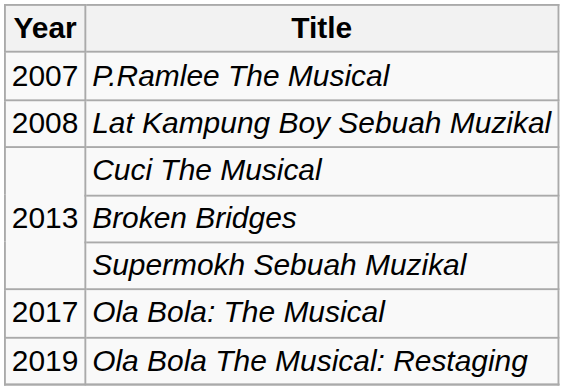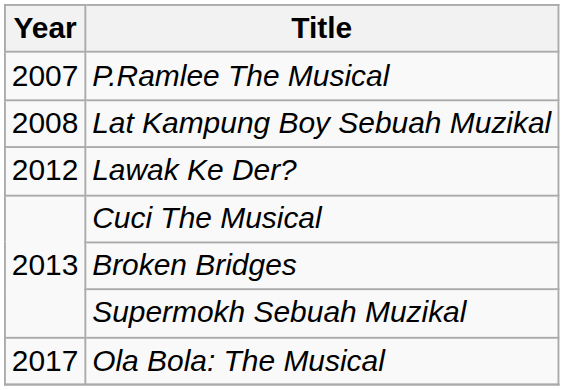+ row: (194, 170)
- row: (310, 360)
